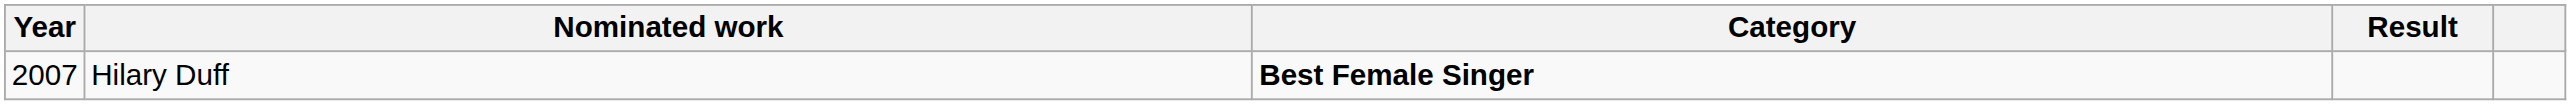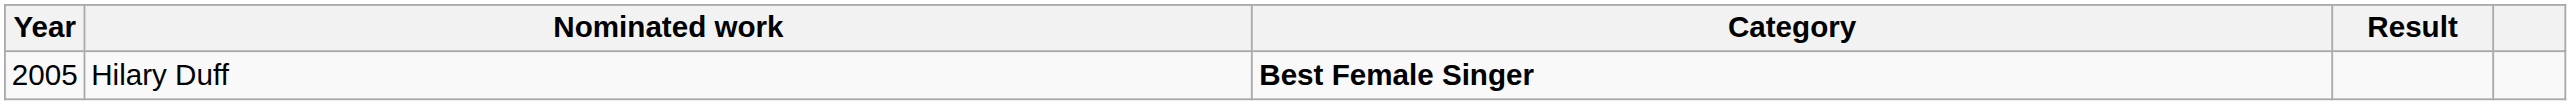(45, 74) 2007 -> (45, 74) 2005
